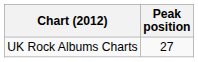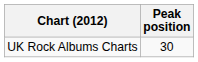(167, 47) 27 -> (167, 47) 30
